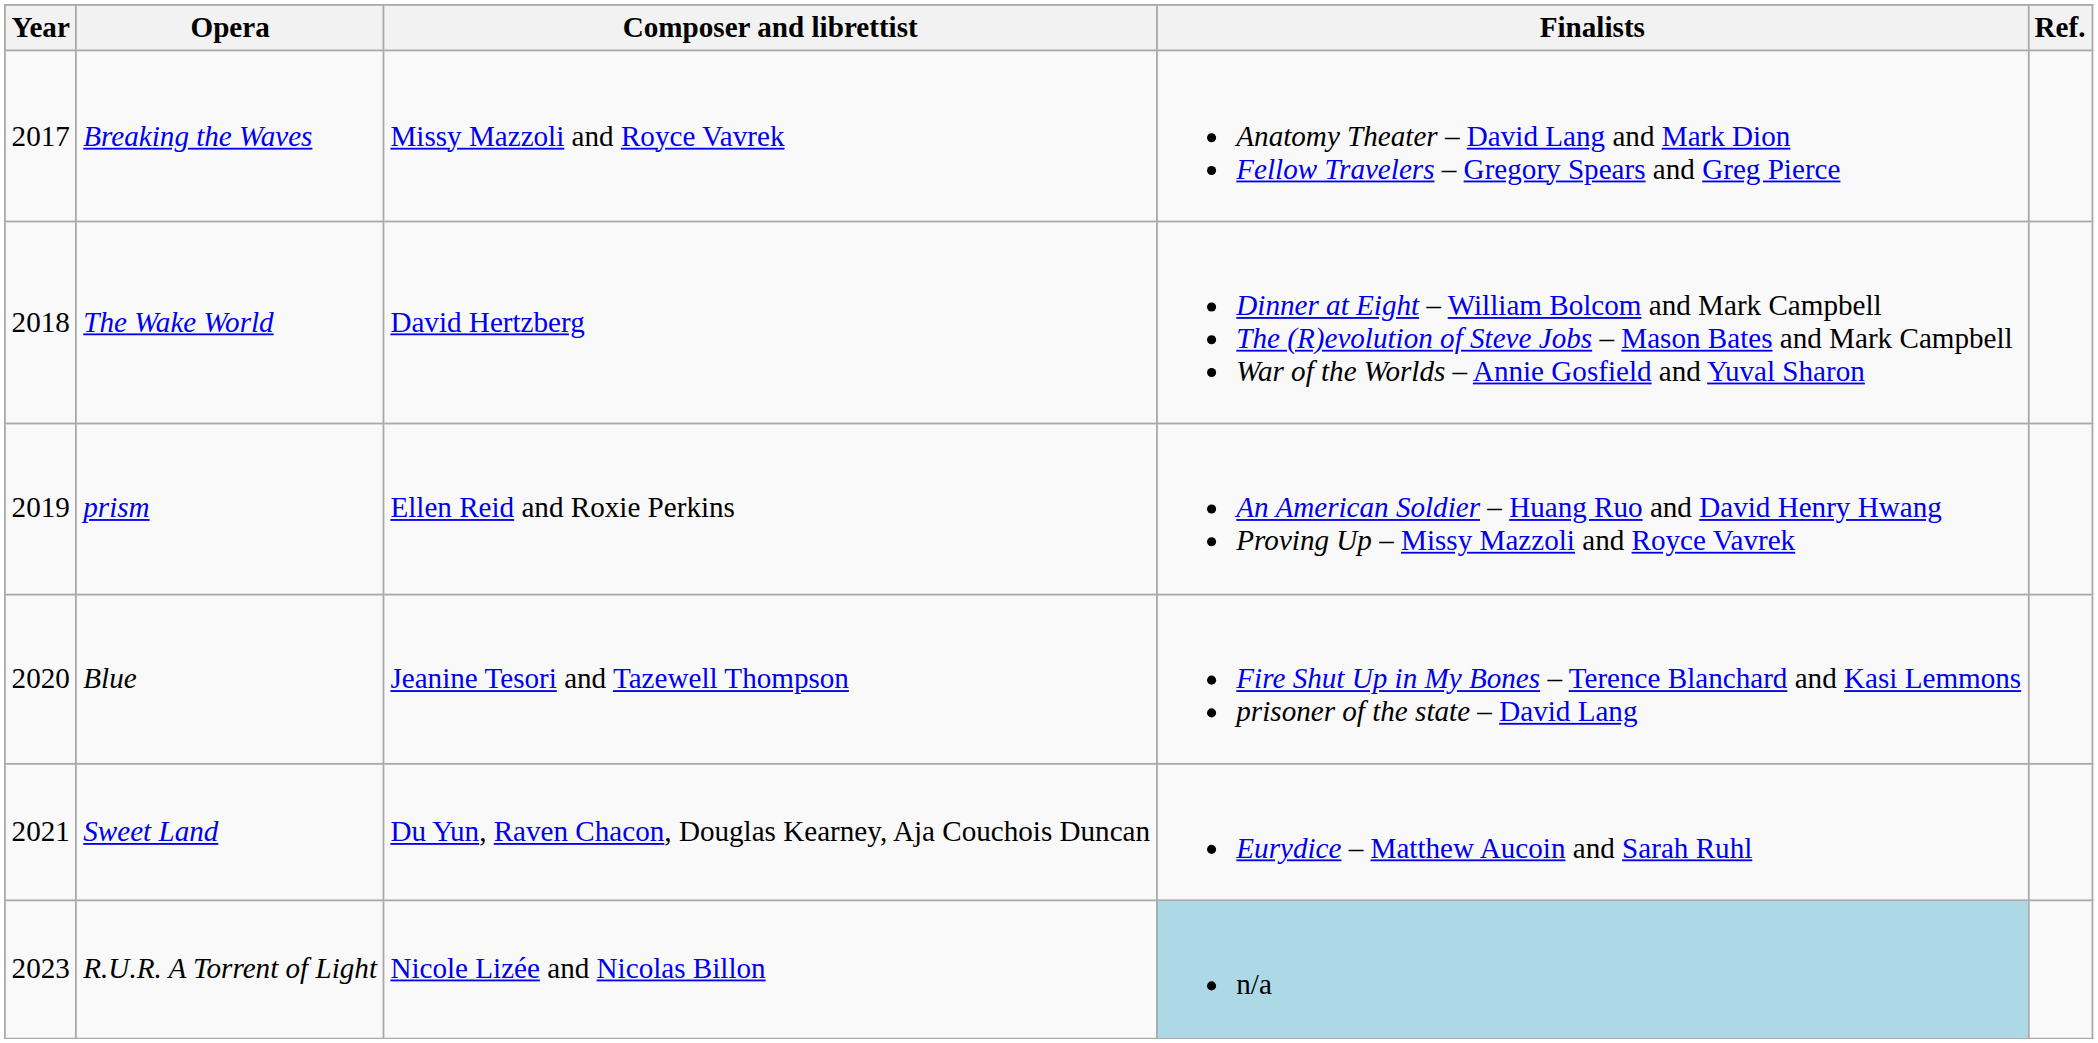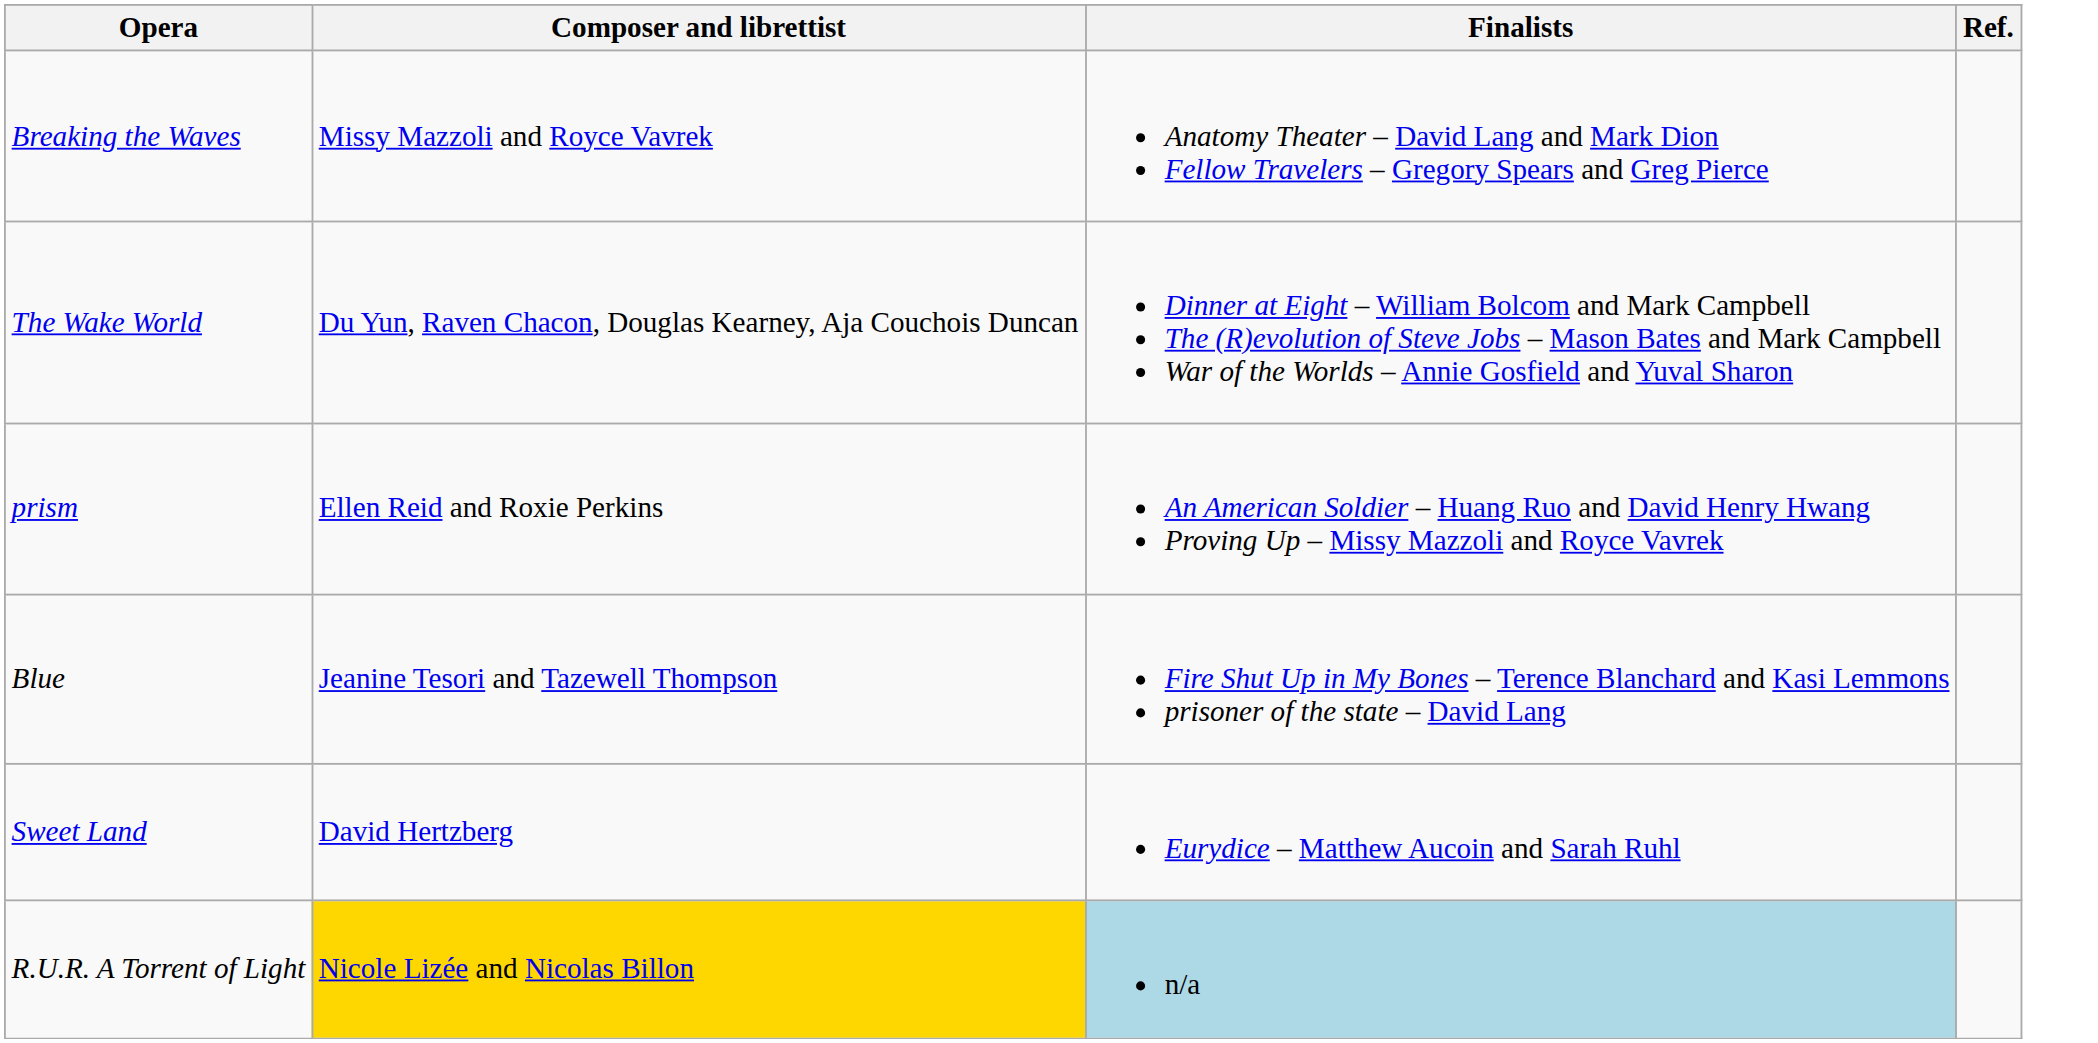- column: (41, 27)
(488, 321) David Hertzberg -> (699, 321) Du Yun, Raven Chacon, Douglas Kearney, Aja Couchois Duncan
(770, 831) Du Yun, Raven Chacon, Douglas Kearney, Aja Couchois Duncan -> (416, 831) David Hertzberg
(578, 968) no background -> (506, 968) gold background
